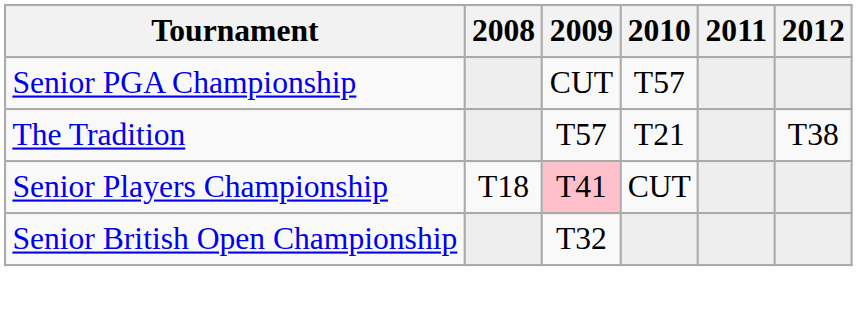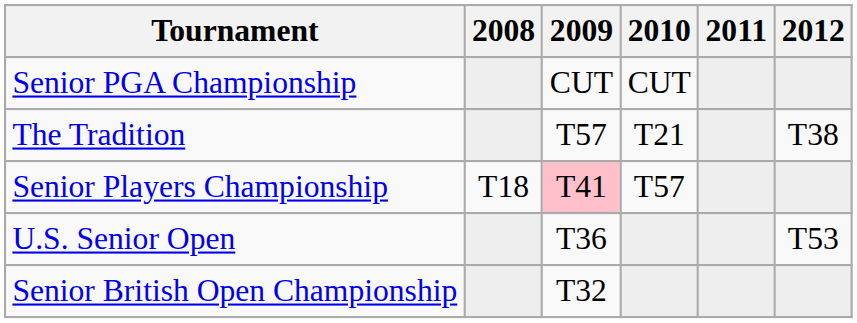(659, 82) T57 -> (659, 82) CUT
(659, 187) CUT -> (659, 187) T57
+ row: (124, 239)
